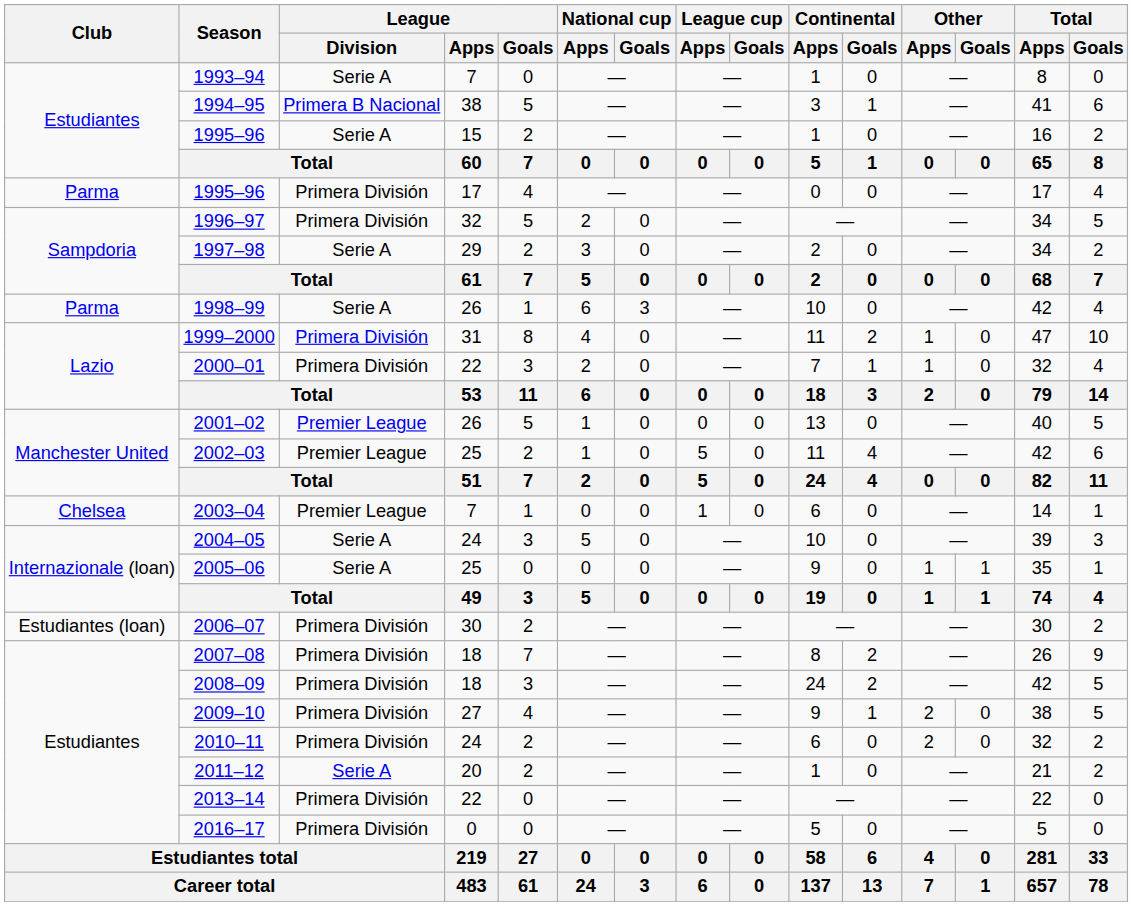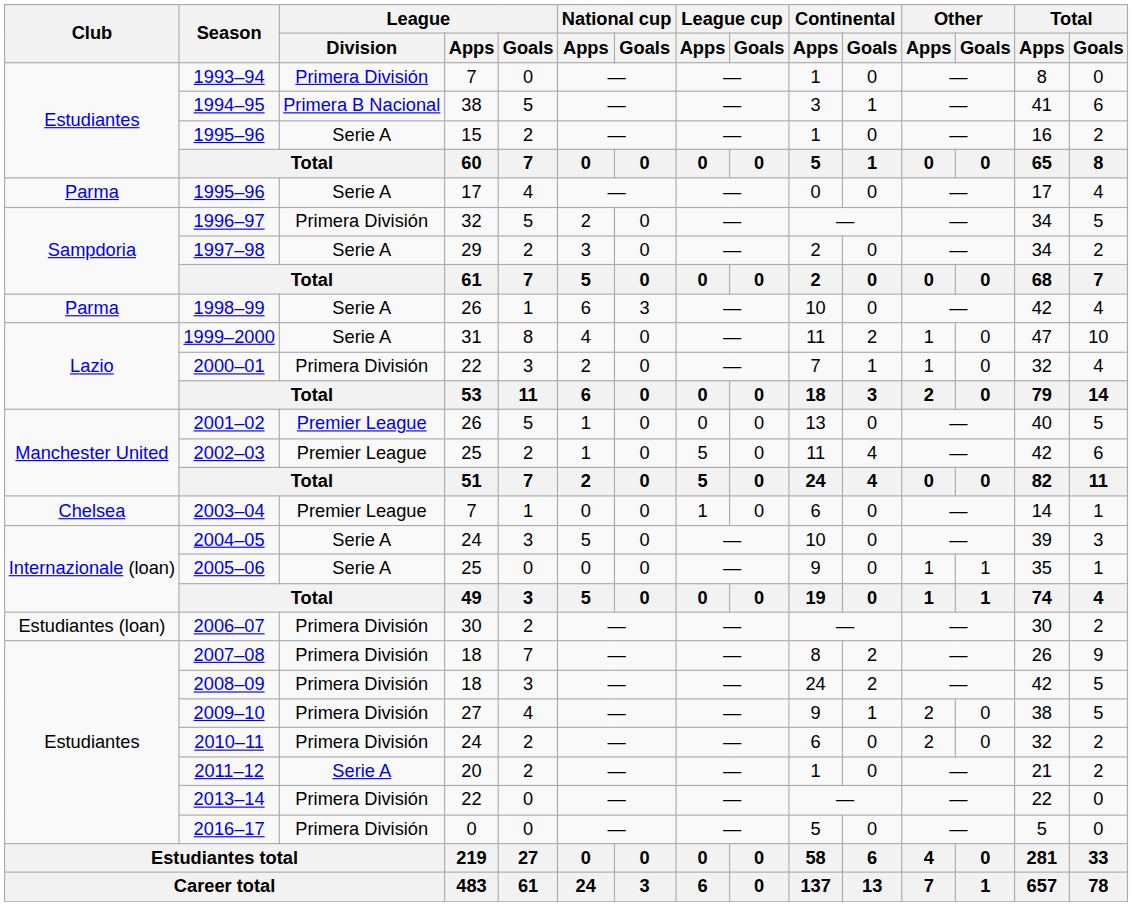(362, 76) Serie A -> (362, 76) Primera División
(362, 192) Primera División -> (362, 192) Serie A
(362, 337) Primera División -> (362, 337) Serie A
